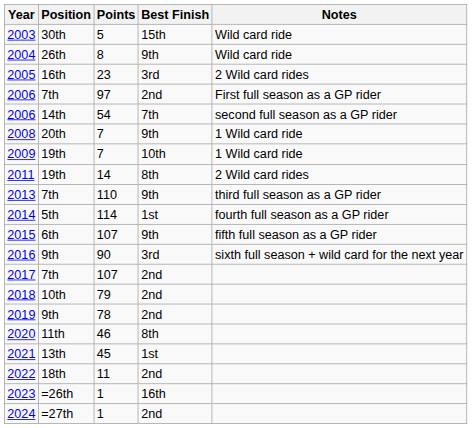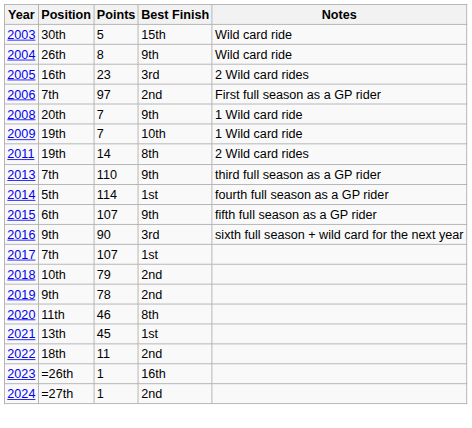- row: (21, 114)
(152, 274) 2nd -> (150, 254) 1st
